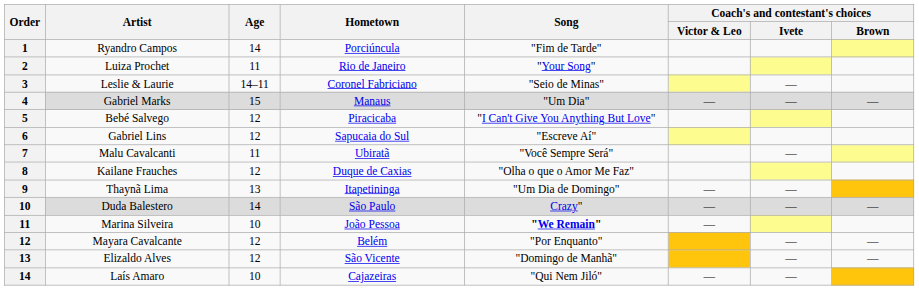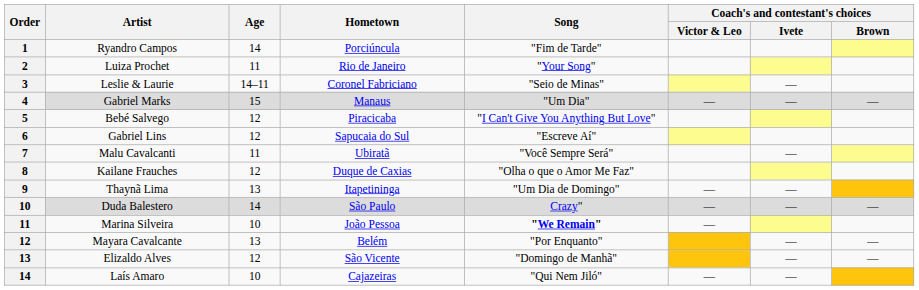(255, 241) 12 -> (255, 241) 13
